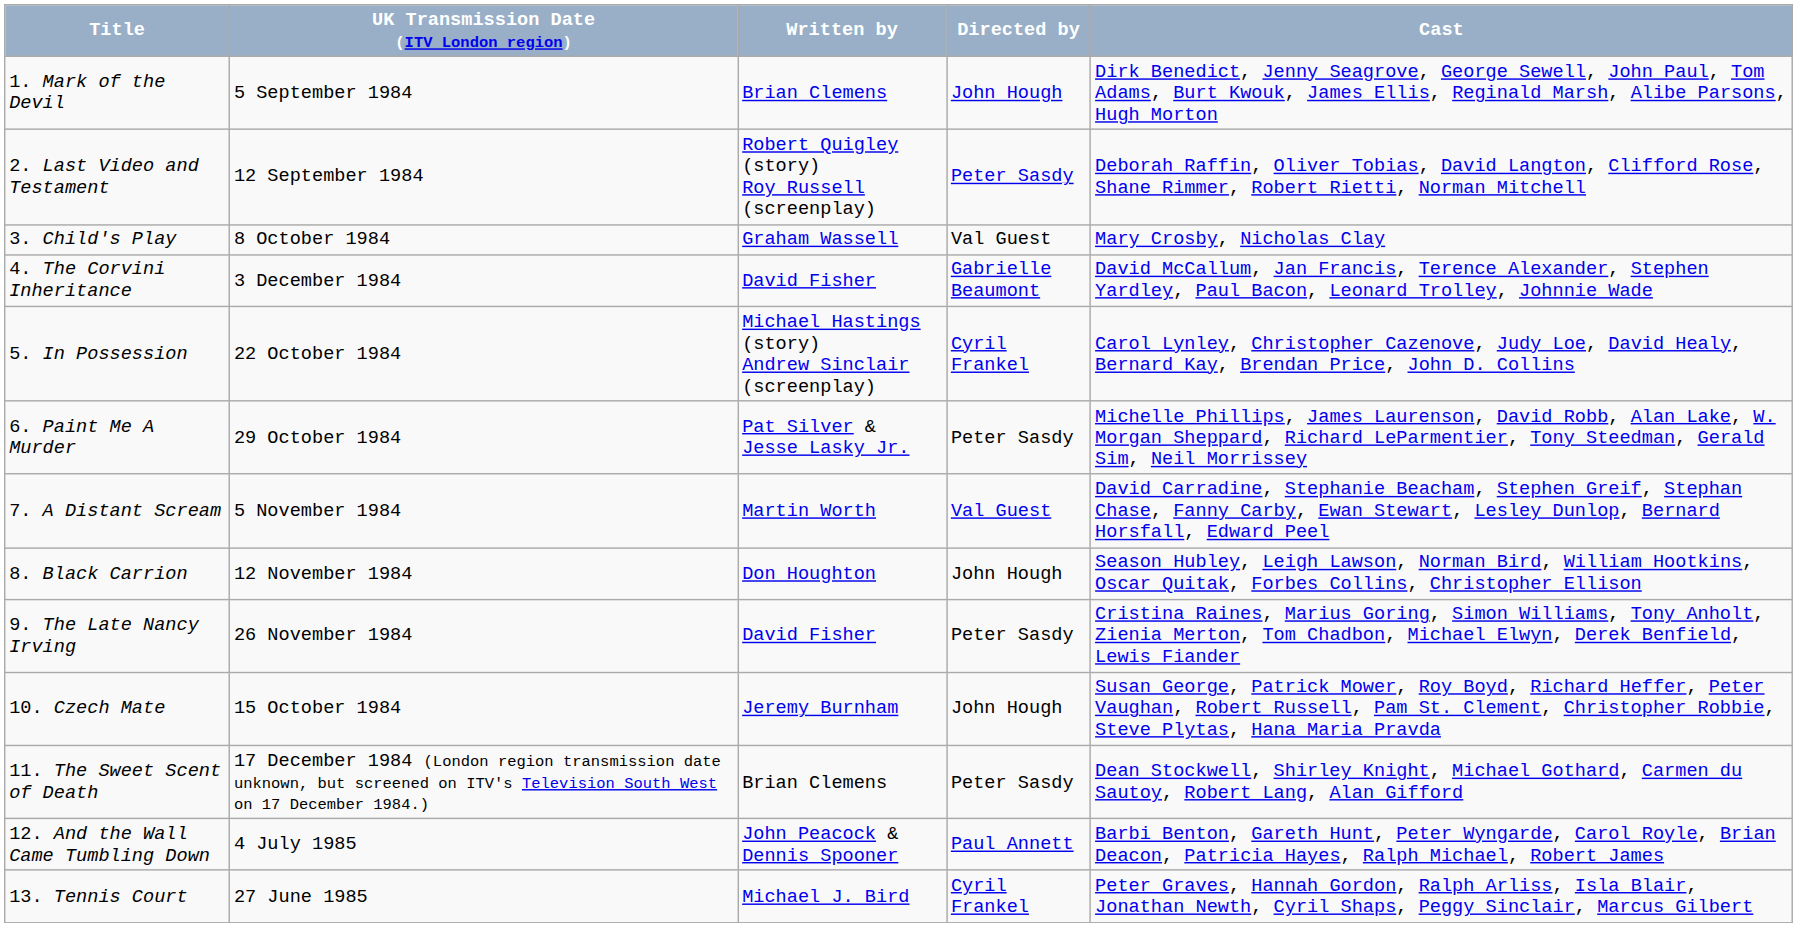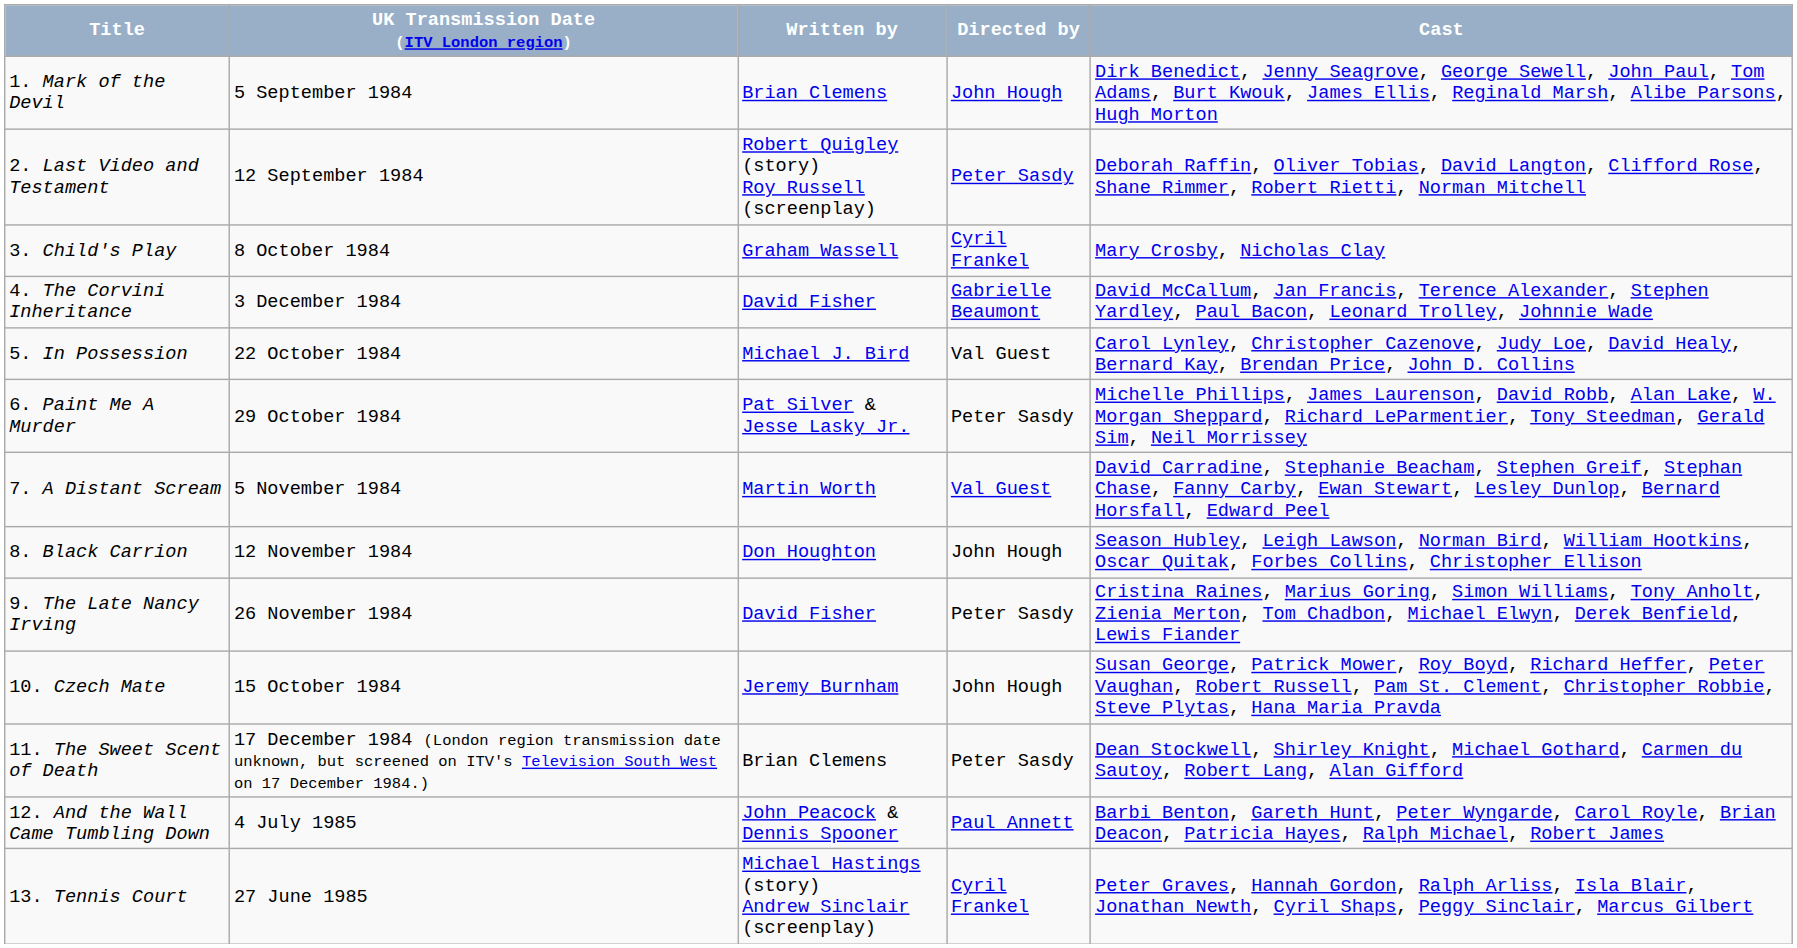(1001, 239) Val Guest -> (990, 250) Cyril Frankel
(831, 354) Michael Hastings (story) Andrew Sinclair (screenplay) -> (826, 354) Michael J. Bird
(990, 354) Cyril Frankel -> (1001, 354) Val Guest
(826, 896) Michael J. Bird -> (831, 896) Michael Hastings (story) Andrew Sinclair (screenplay)
